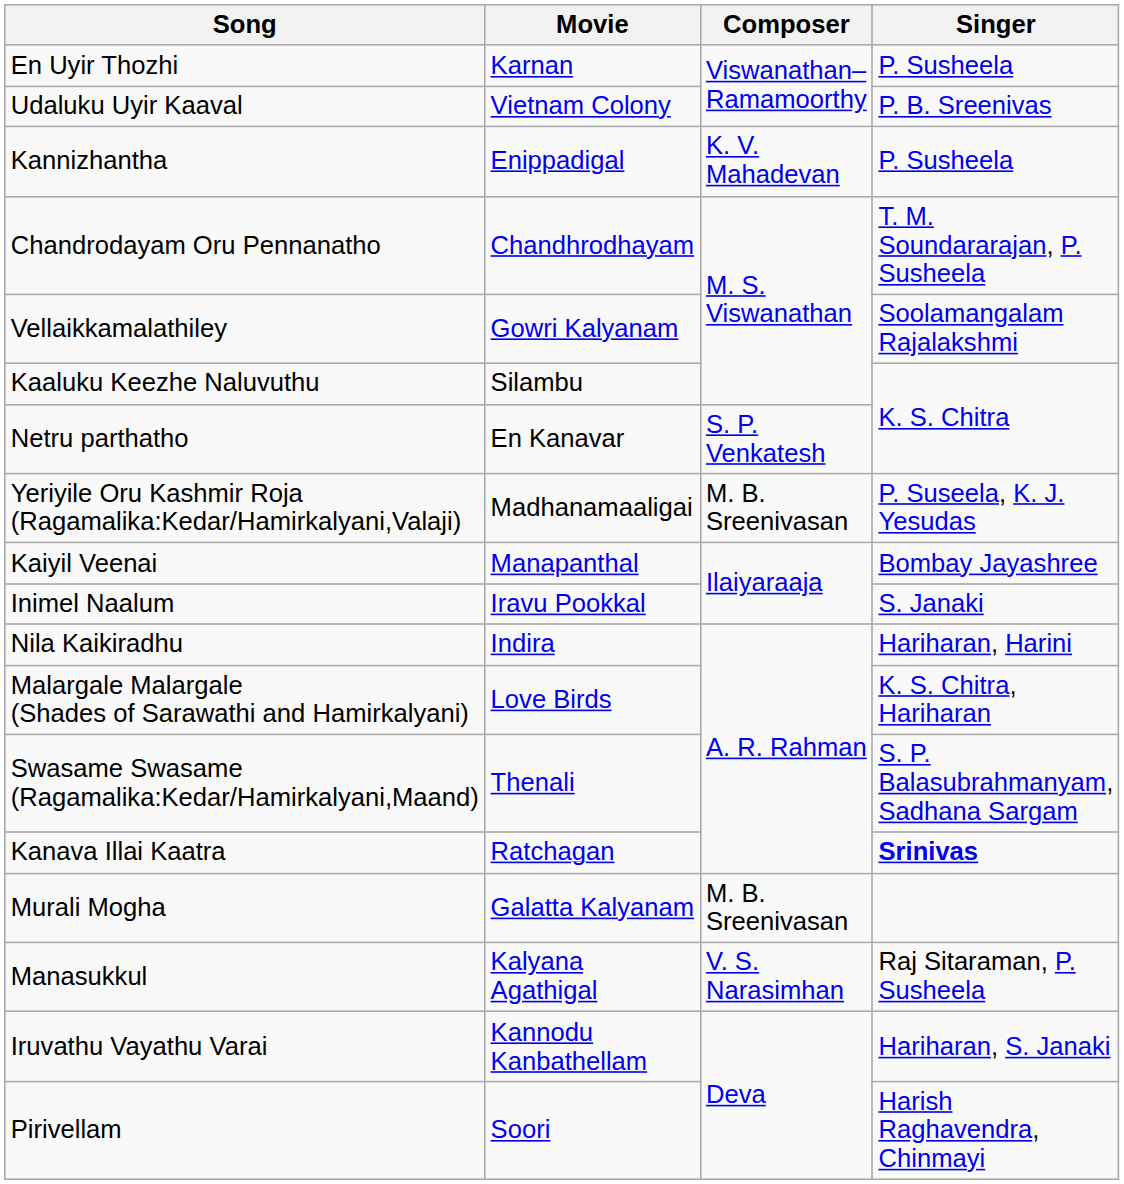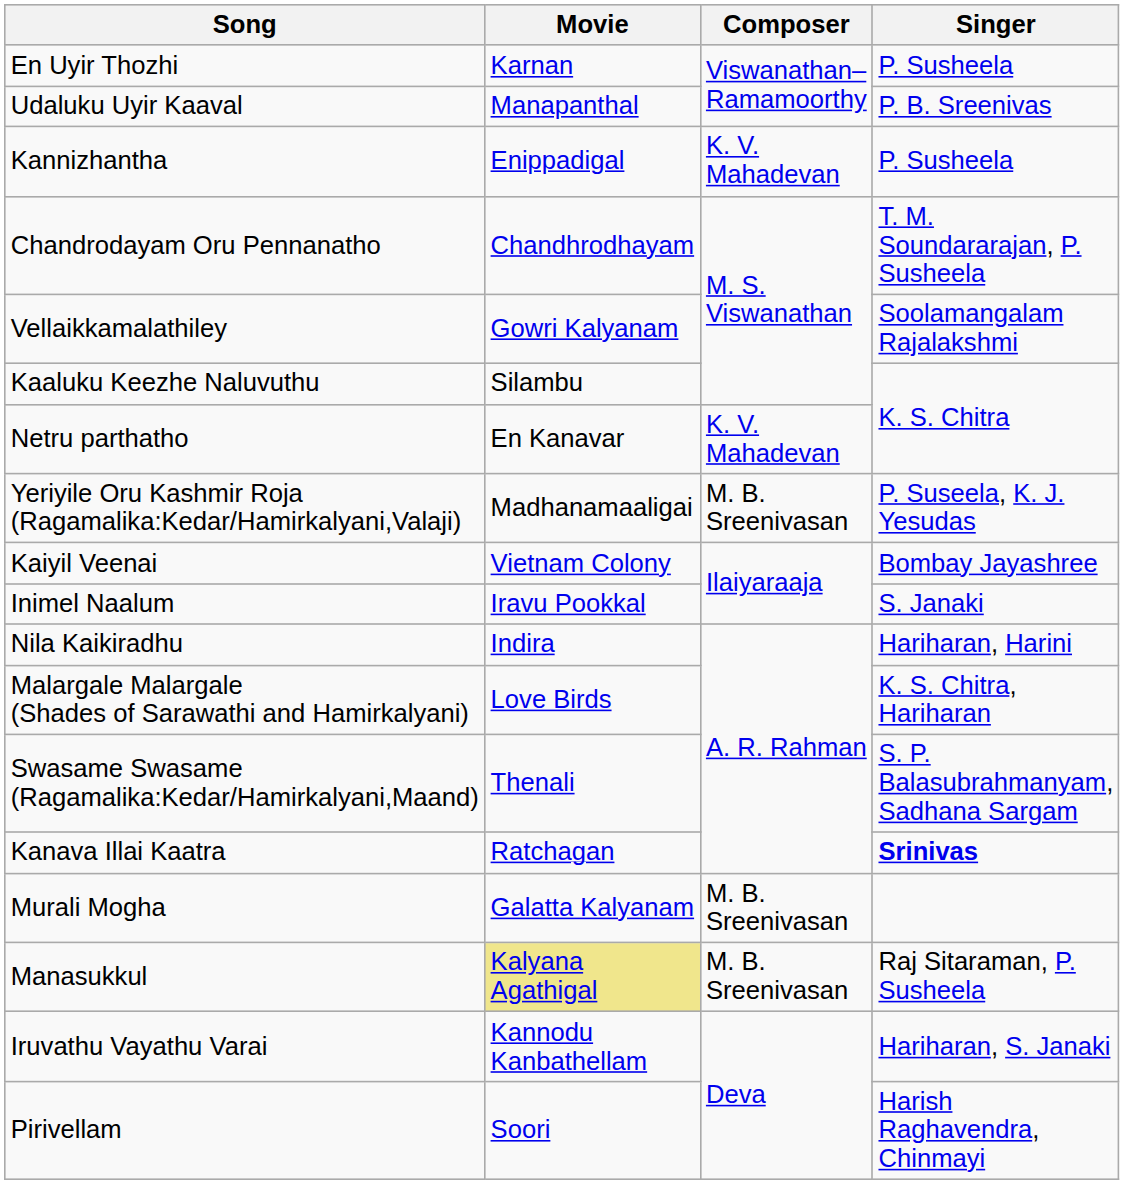(581, 106) Vietnam Colony -> (565, 106) Manapanthal
(766, 438) S. P. Venkatesh -> (773, 438) K. V. Mahadevan
(565, 563) Manapanthal -> (581, 563) Vietnam Colony
(544, 976) no background -> (544, 976) khaki background
(775, 976) V. S. Narasimhan -> (777, 976) M. B. Sreenivasan
